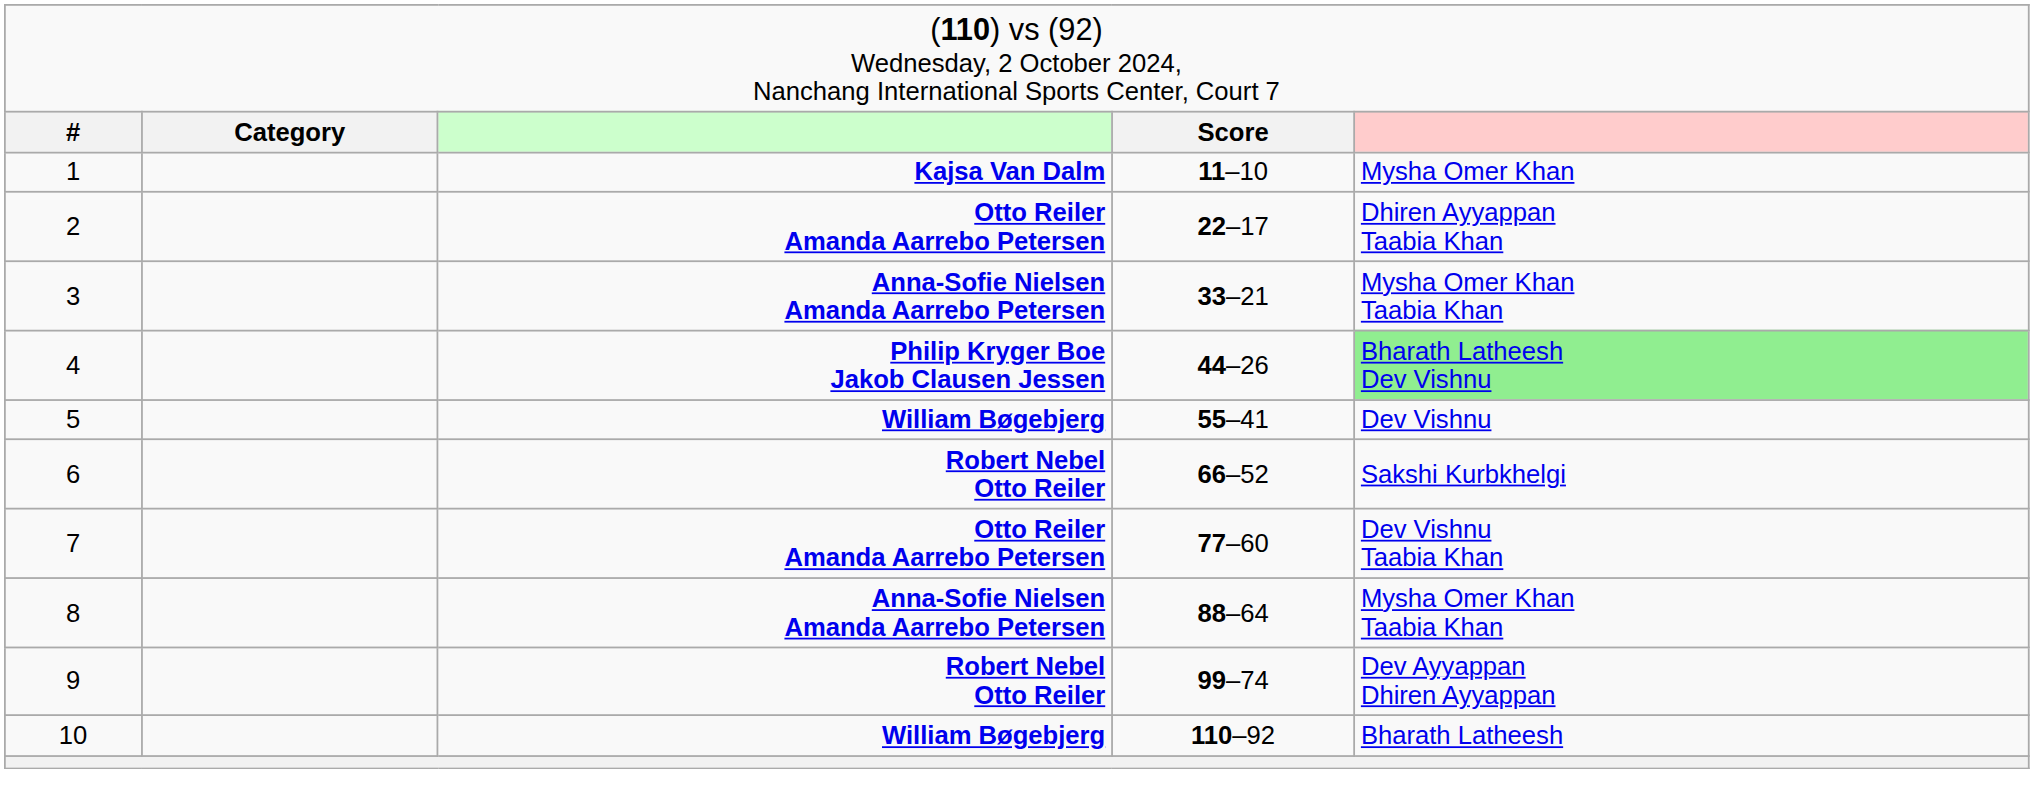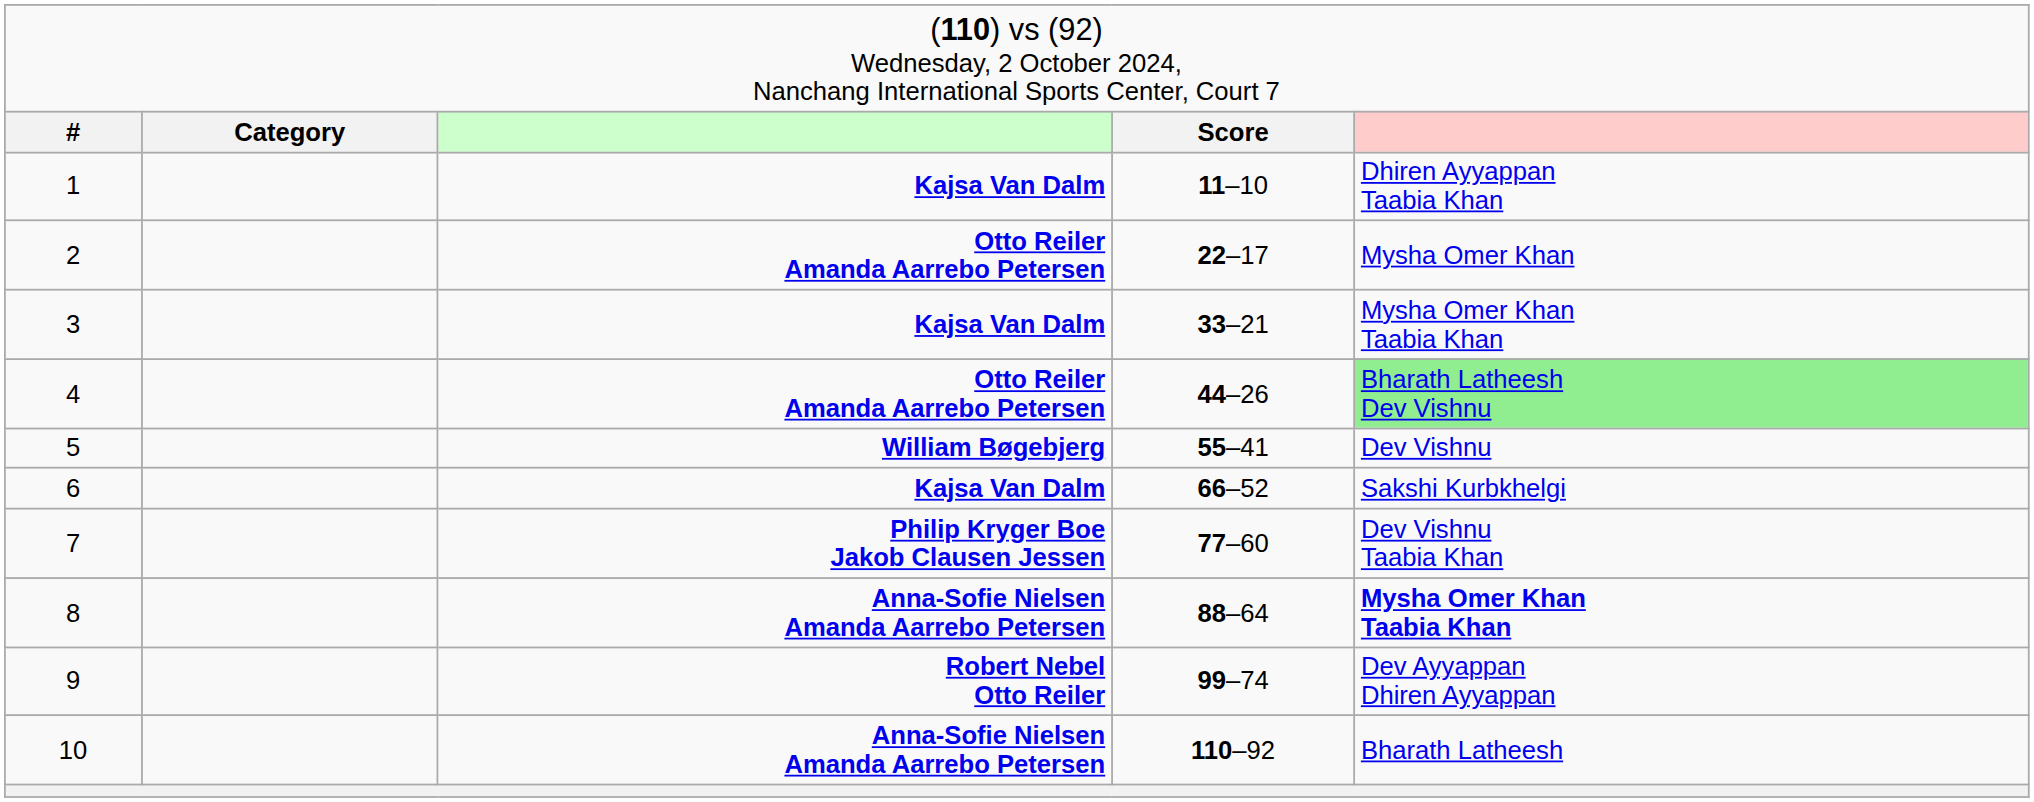(1468, 172) Mysha Omer Khan -> (1458, 187) Dhiren Ayyappan Taabia Khan
(1458, 227) Dhiren Ayyappan Taabia Khan -> (1468, 256) Mysha Omer Khan
(945, 296) Anna-Sofie Nielsen Amanda Aarrebo Petersen -> (1010, 325) Kajsa Van Dalm
(968, 365) Philip Kryger Boe Jakob Clausen Jessen -> (945, 394) Otto Reiler Amanda Aarrebo Petersen
(1025, 475) Robert Nebel Otto Reiler -> (1010, 489) Kajsa Van Dalm
(945, 544) Otto Reiler Amanda Aarrebo Petersen -> (968, 544) Philip Kryger Boe Jakob Clausen Jessen
(1468, 612) normal -> (1473, 612) bold
(994, 736) William Bøgebjerg -> (945, 750) Anna-Sofie Nielsen Amanda Aarrebo Petersen
